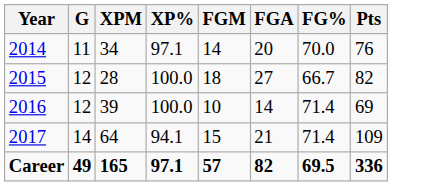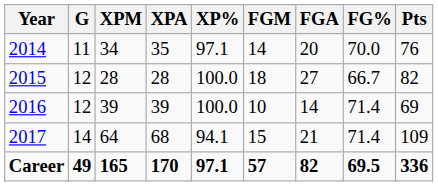+ column: (169, 19)
